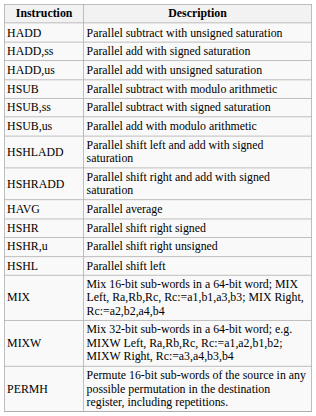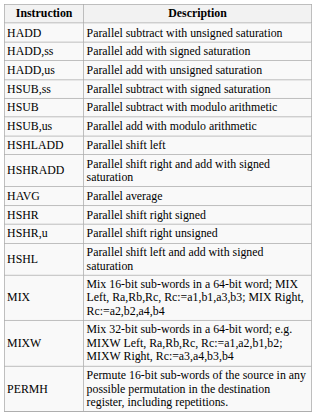rows swapped: (23, 88) <-> (29, 107)
(175, 151) Parallel shift left and add with signed saturation -> (126, 145) Parallel shift left
(126, 265) Parallel shift left -> (175, 259) Parallel shift left and add with signed saturation
